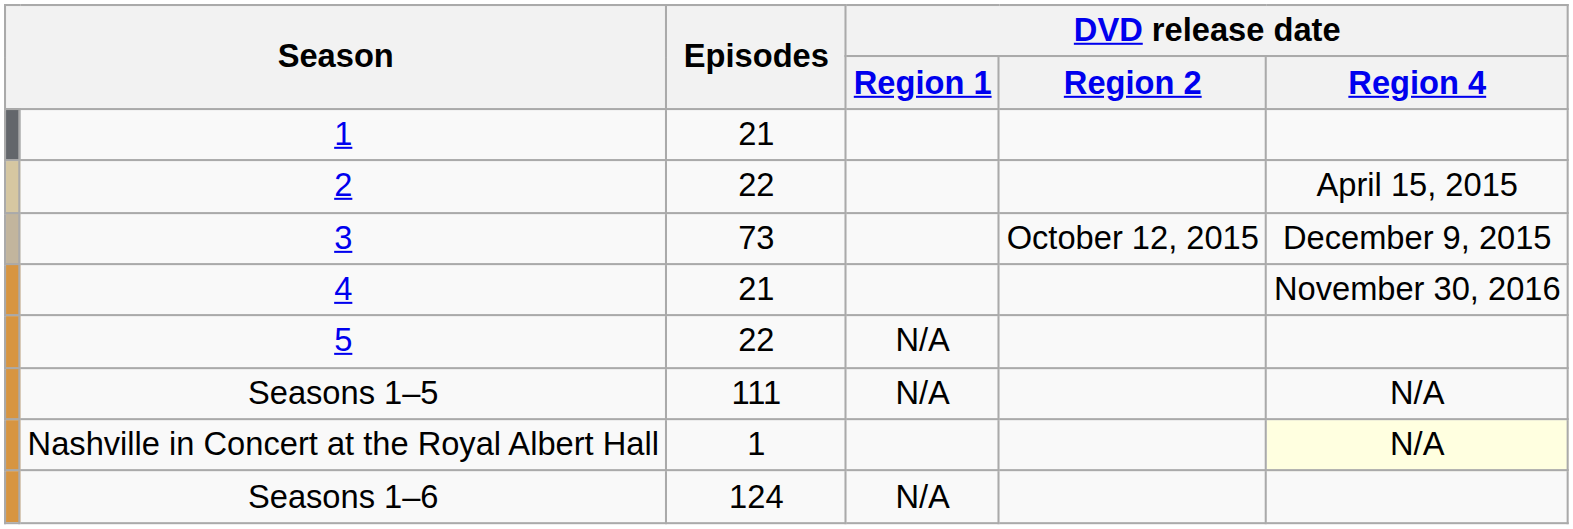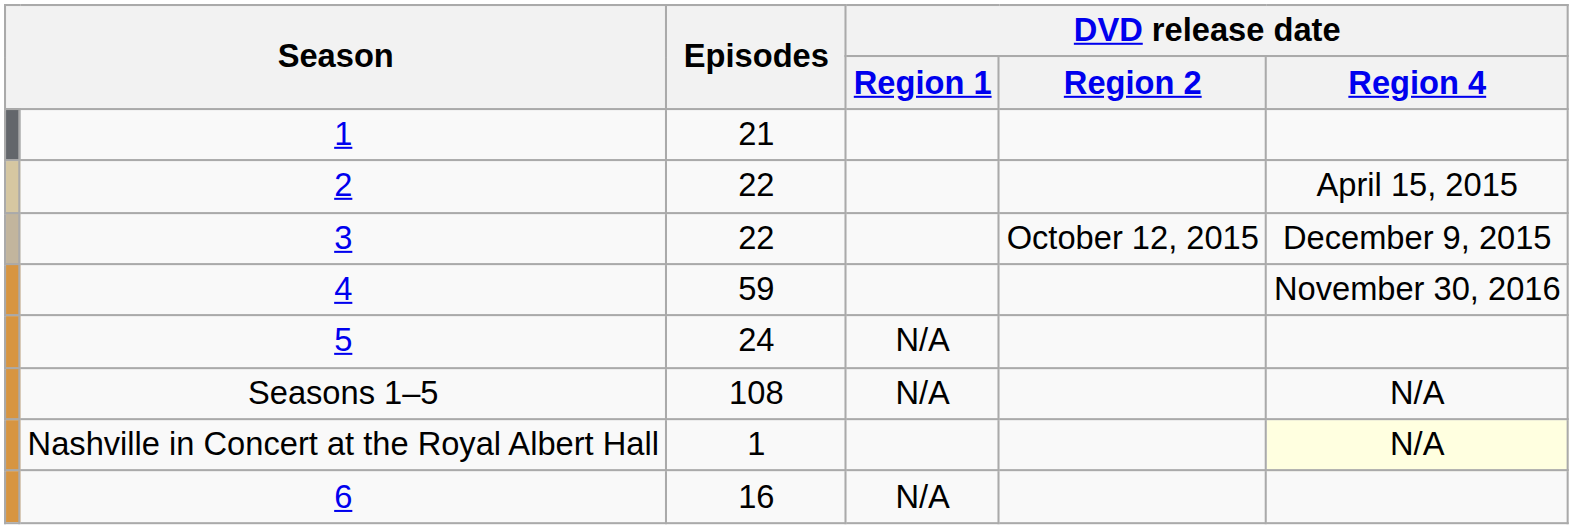(756, 237) 73 -> (756, 237) 22
(756, 289) 21 -> (756, 289) 59
(756, 340) 22 -> (756, 340) 24
(756, 392) 111 -> (756, 392) 108
- row: (343, 496)
+ row: (343, 496)
